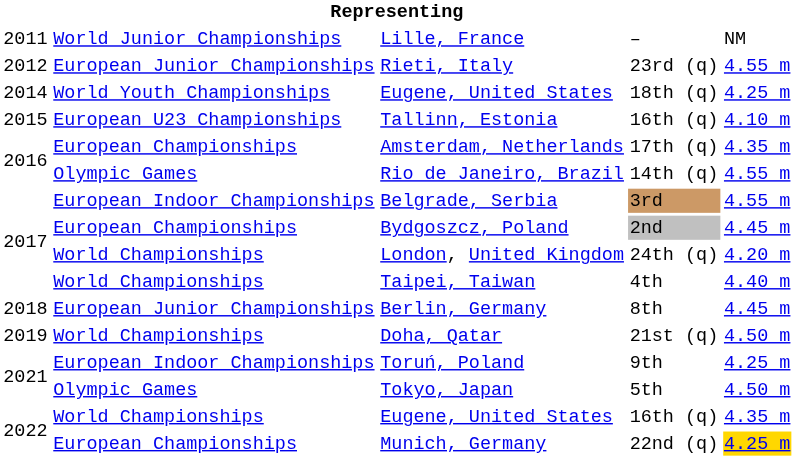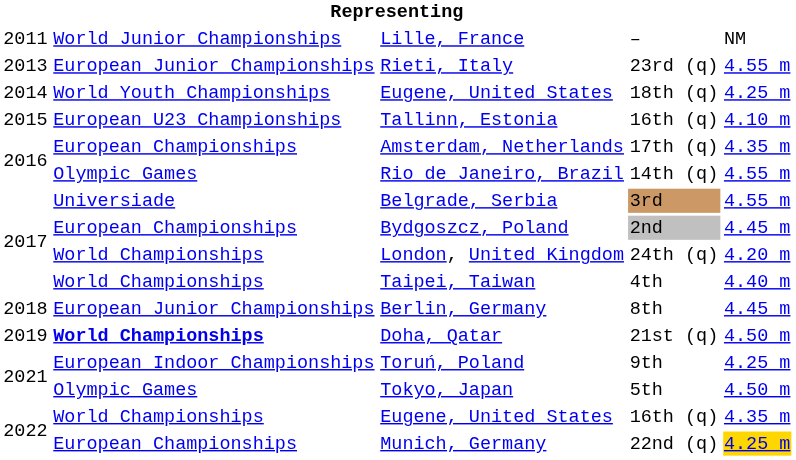(25, 66) 2012 -> (25, 66) 2013
(214, 201) European Indoor Championships -> (114, 201) Universiade
(159, 336) normal -> (159, 336) bold
